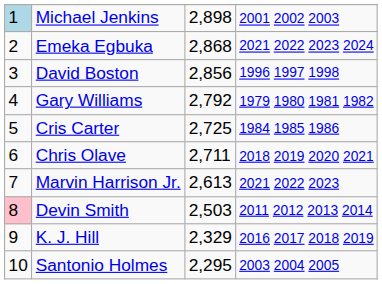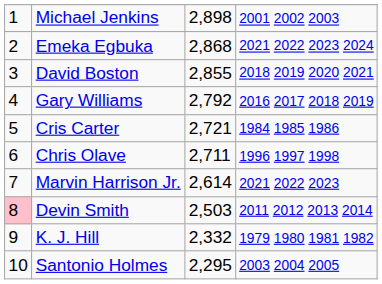(13, 18) lightblue background -> (13, 18) no background
(210, 73) 2,856 -> (210, 73) 2,855
(289, 73) 1996 1997 1998 -> (306, 73) 2018 2019 2020 2021
(306, 100) 1979 1980 1981 1982 -> (306, 100) 2016 2017 2018 2019
(210, 127) 2,725 -> (210, 127) 2,721
(306, 155) 2018 2019 2020 2021 -> (289, 155) 1996 1997 1998
(210, 182) 2,613 -> (210, 182) 2,614
(210, 237) 2,329 -> (210, 237) 2,332
(306, 237) 2016 2017 2018 2019 -> (306, 237) 1979 1980 1981 1982
